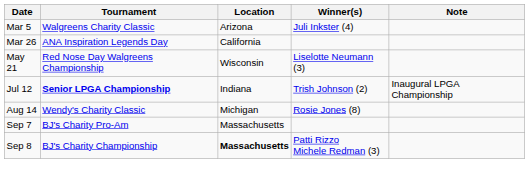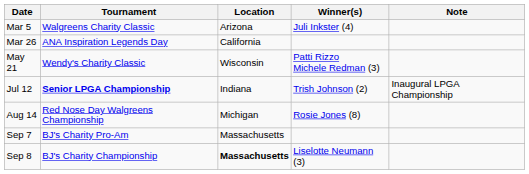(98, 63) Red Nose Day Walgreens Championship -> (94, 63) Wendy's Charity Classic
(333, 63) Liselotte Neumann (3) -> (336, 63) Patti Rizzo Michele Redman (3)
(94, 109) Wendy's Charity Classic -> (98, 115) Red Nose Day Walgreens Championship
(336, 145) Patti Rizzo Michele Redman (3) -> (333, 156) Liselotte Neumann (3)
